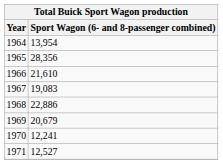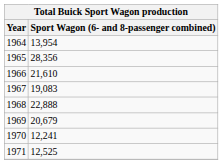(44, 105) 22,886 -> (44, 105) 22,888
(44, 151) 12,527 -> (44, 151) 12,525
